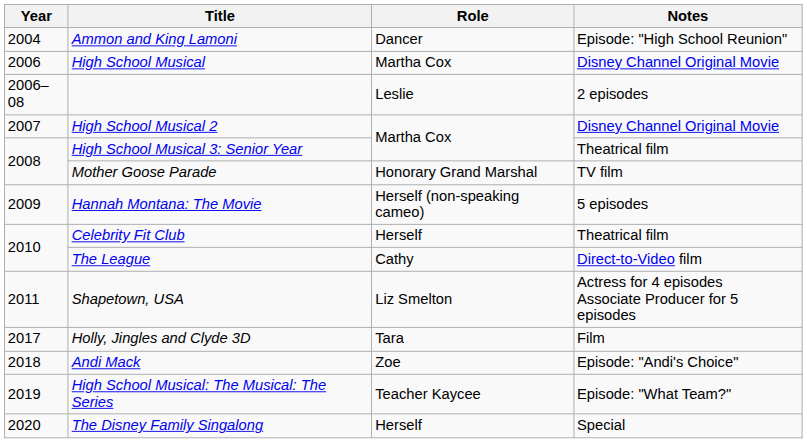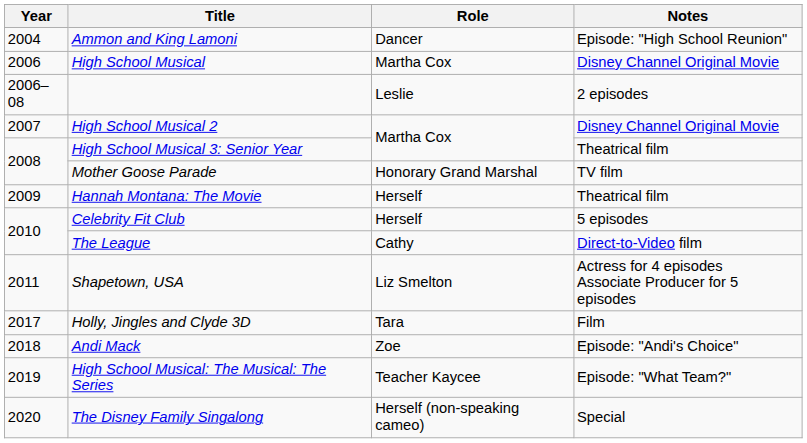(447, 204) Herself (non-speaking cameo) -> (399, 196) Herself
(613, 204) 5 episodes -> (623, 196) Theatrical film
(623, 236) Theatrical film -> (613, 219) 5 episodes
(399, 425) Herself -> (447, 417) Herself (non-speaking cameo)
